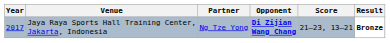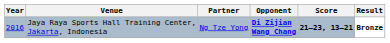(15, 27) 2017 -> (15, 27) 2016
(326, 27) normal -> (326, 27) bold
